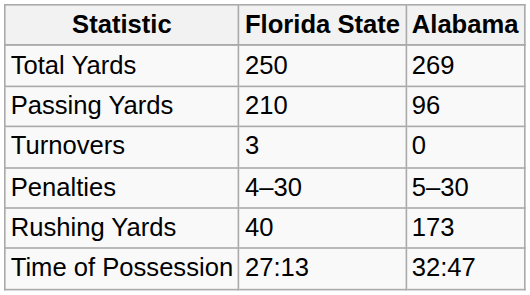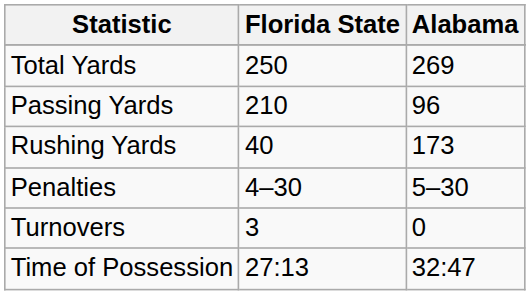rows swapped: (93, 227) <-> (68, 146)
